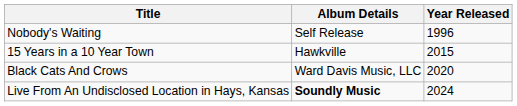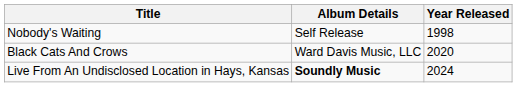(440, 33) 1996 -> (440, 33) 1998
- row: (80, 52)
